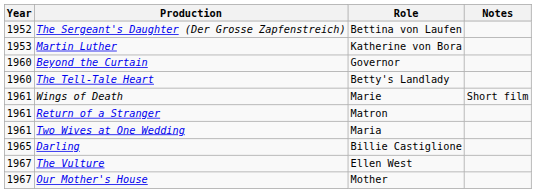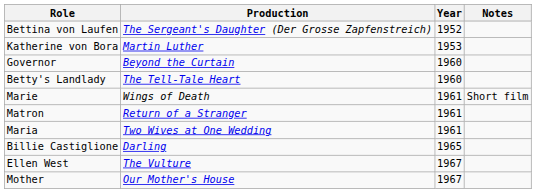columns swapped: (19, 13) <-> (406, 13)
